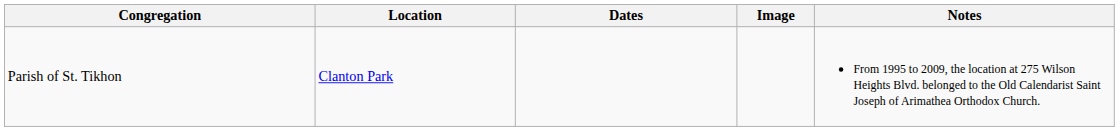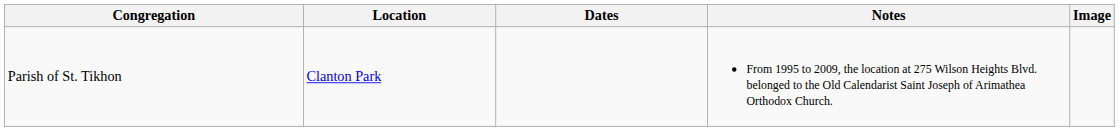columns swapped: (964, 15) <-> (776, 15)
